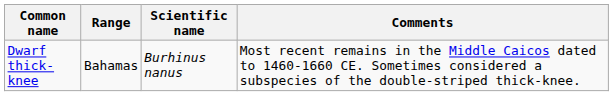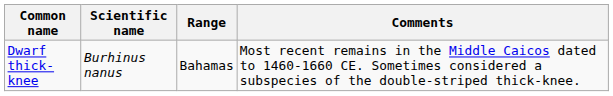columns swapped: (189, 22) <-> (111, 22)
